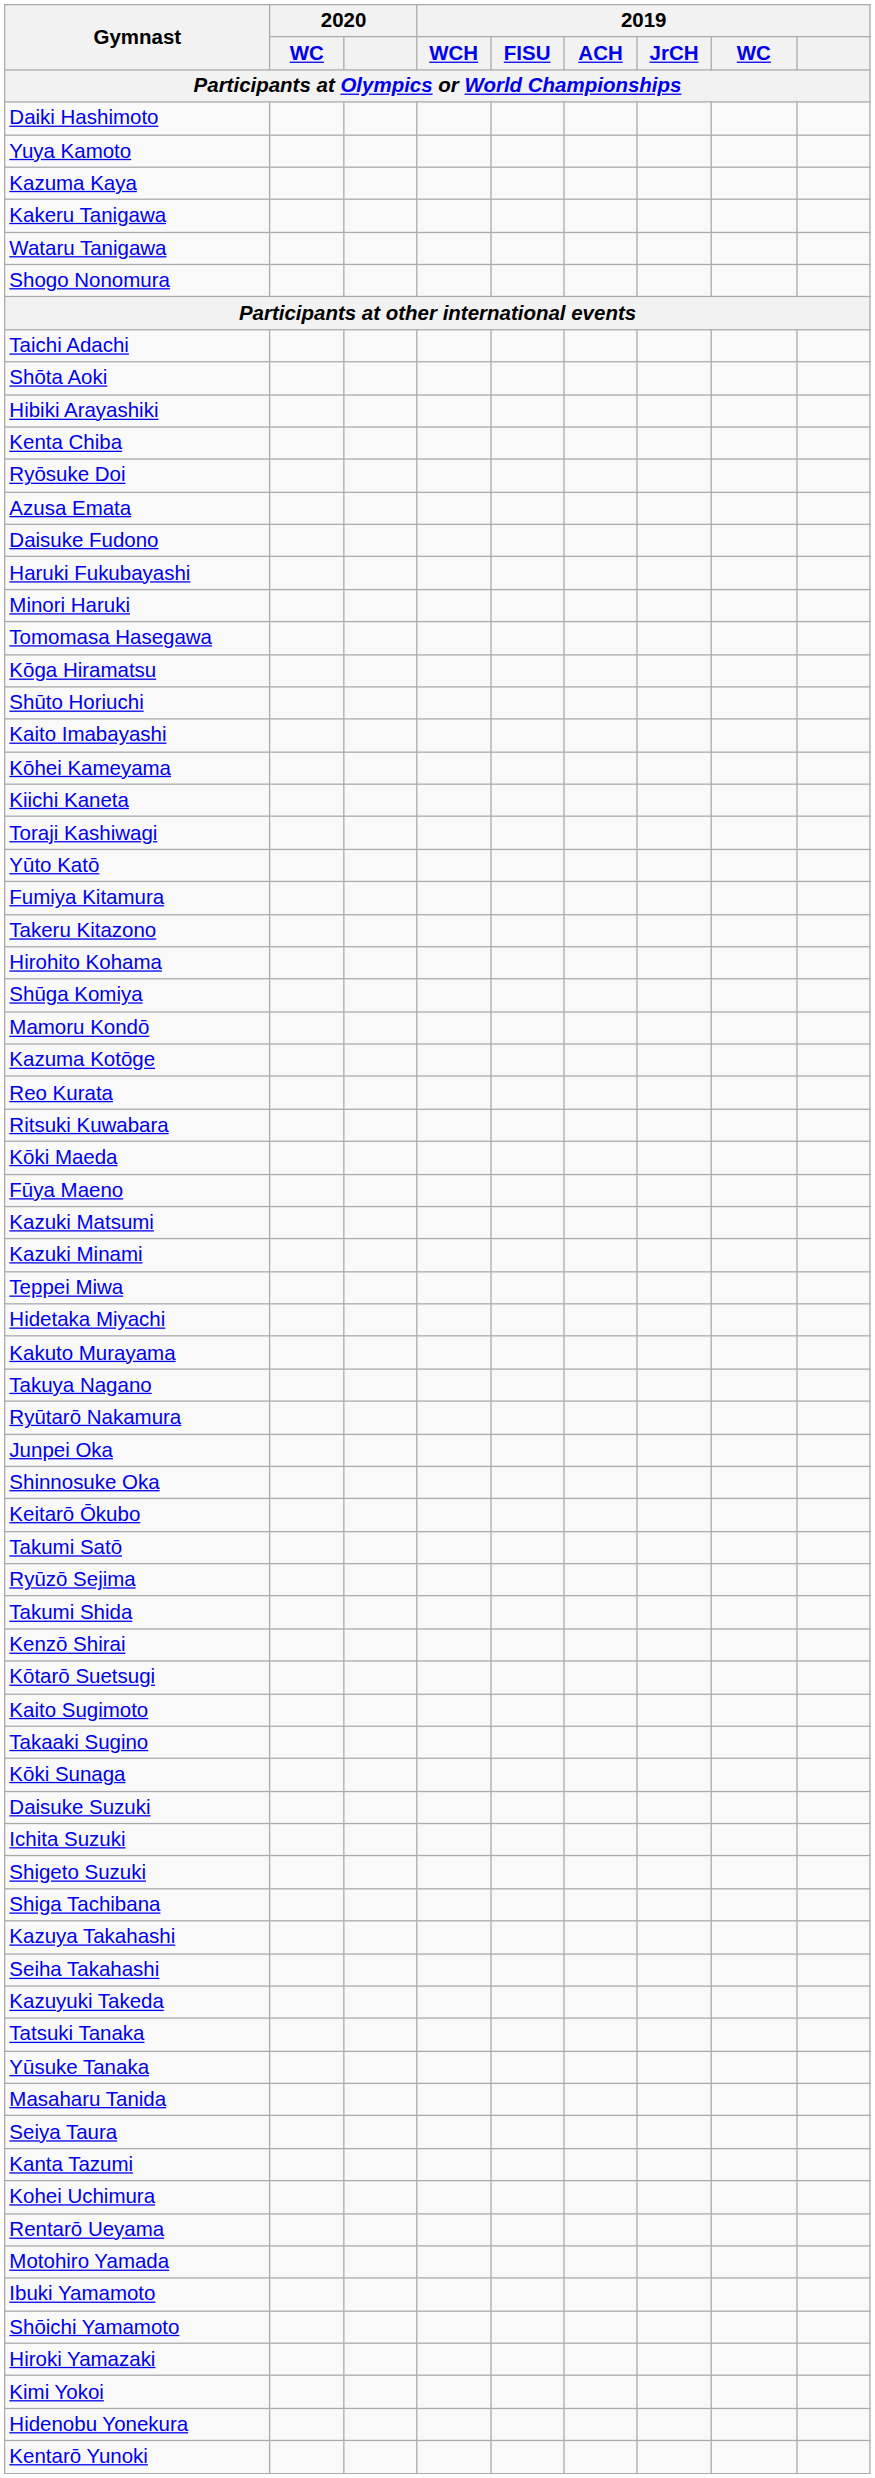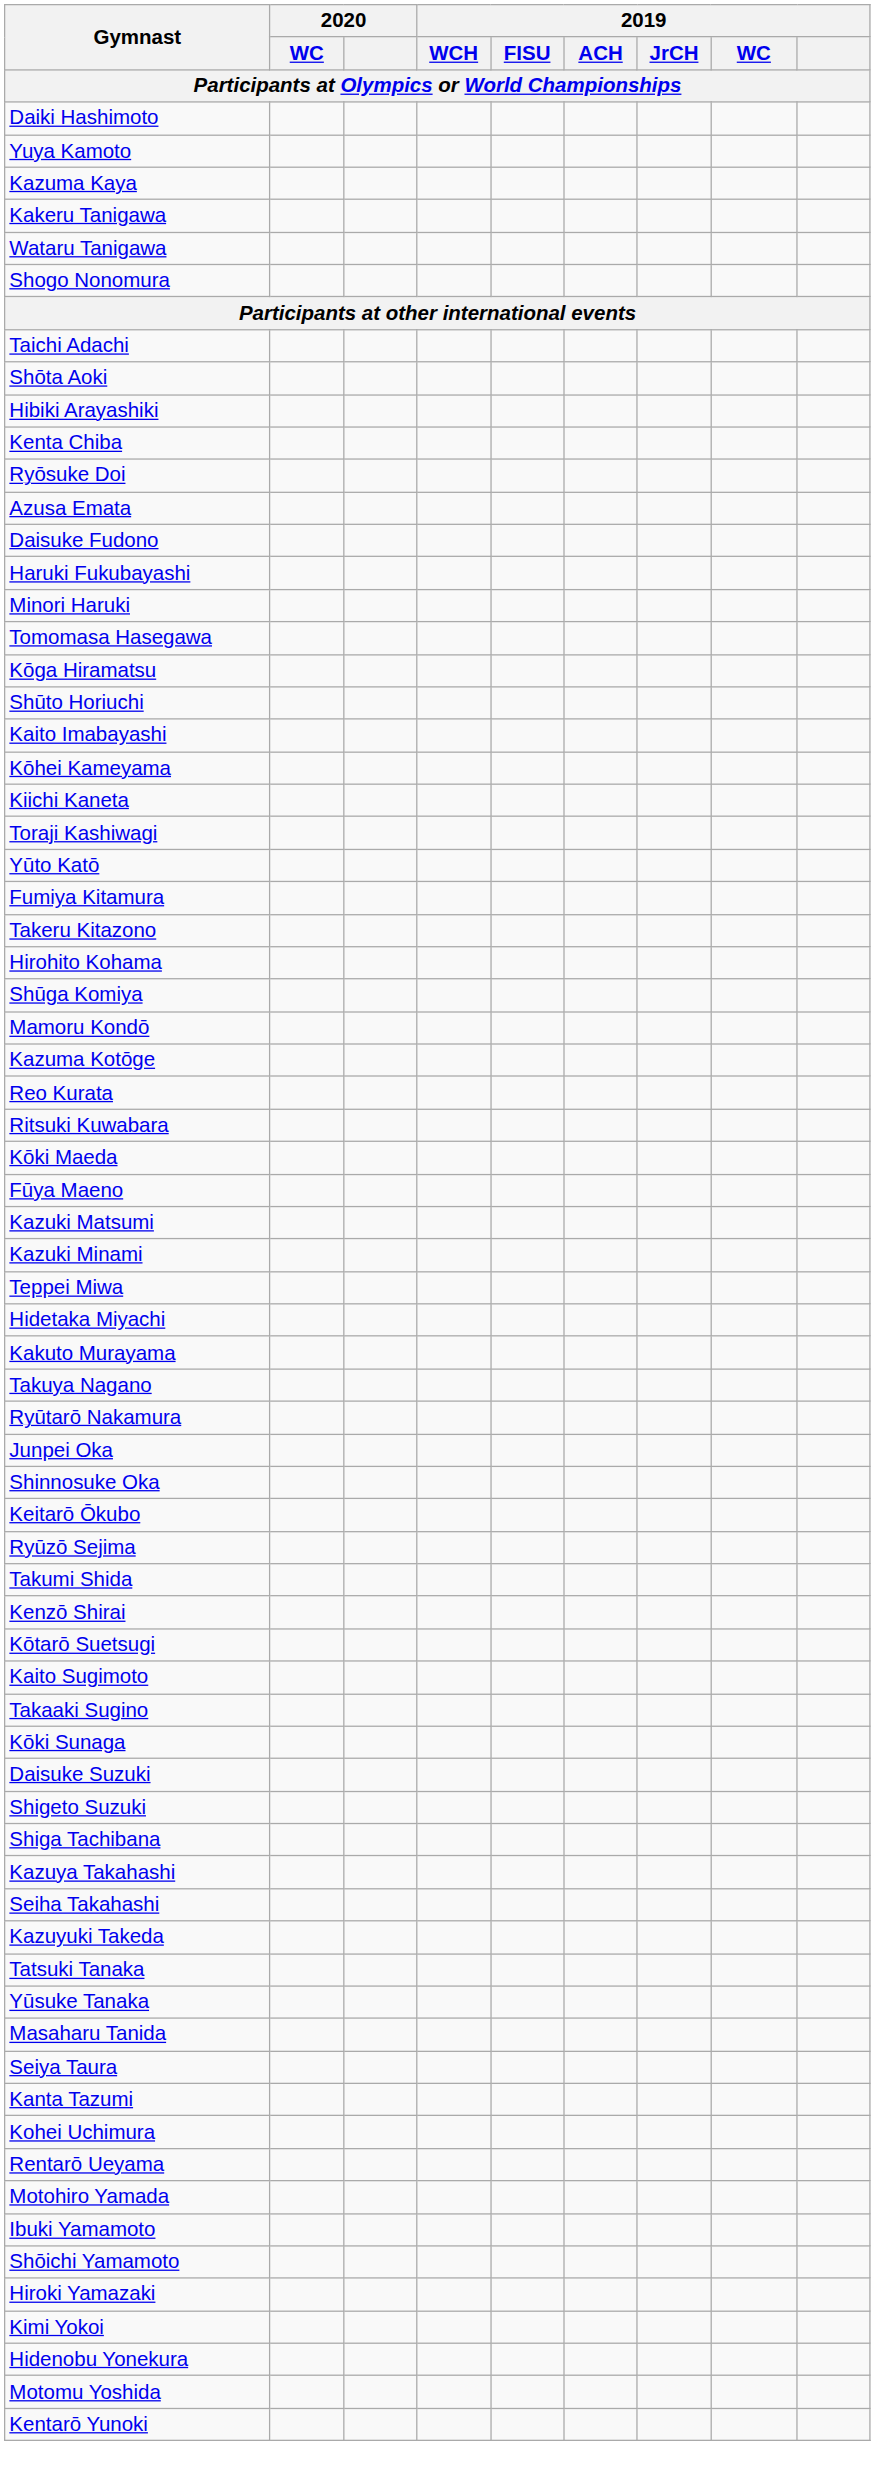- row: (66, 1547)
- row: (67, 1839)
+ row: (85, 2391)
